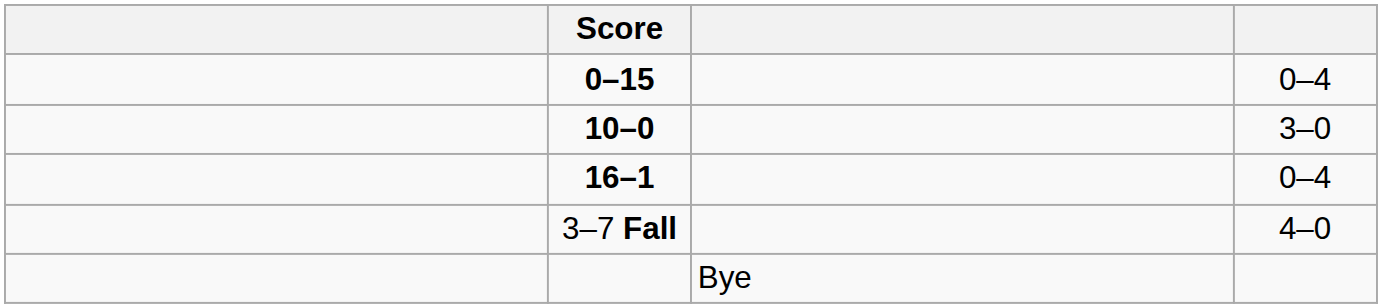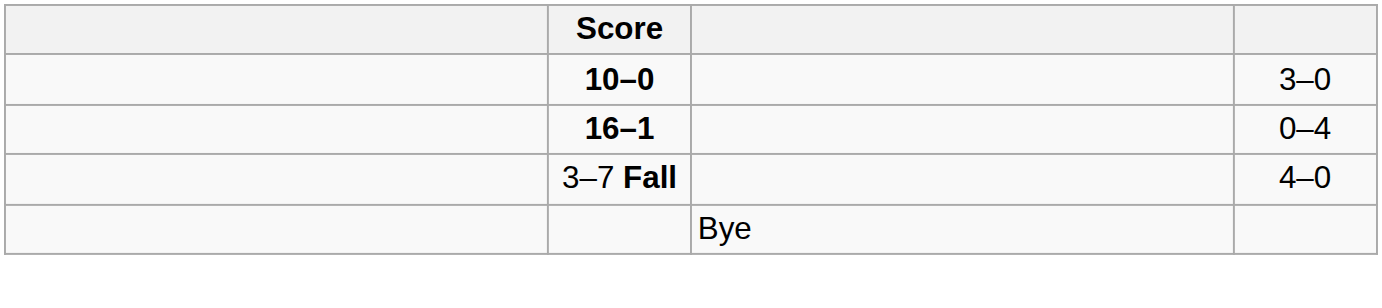- row: (620, 79)
